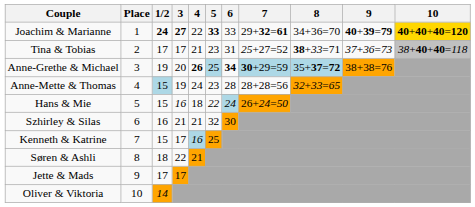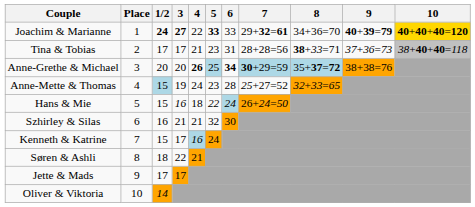(265, 49) 25+27=52 -> (265, 49) 28+28=56
(162, 67) 19 -> (162, 67) 20
(265, 85) 28+28=56 -> (265, 85) 25+27=52
(214, 139) 25 -> (214, 139) 24
